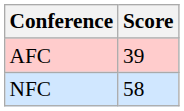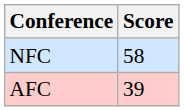rows swapped: (30, 55) <-> (30, 88)
